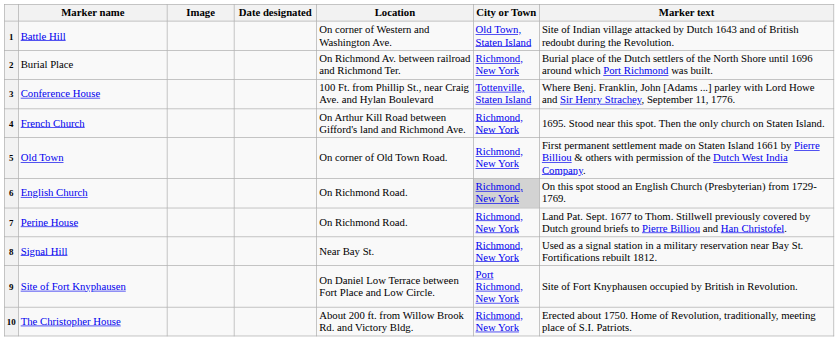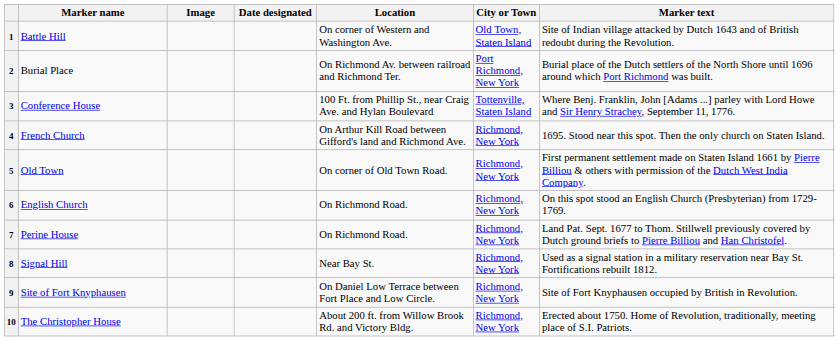(499, 65) Richmond, New York -> (499, 71) Port Richmond, New York
(499, 193) lightgrey background -> (499, 205) no background
(499, 286) Port Richmond, New York -> (499, 292) Richmond, New York
